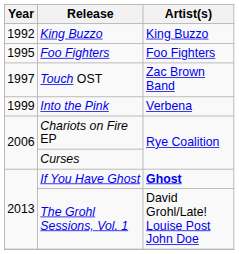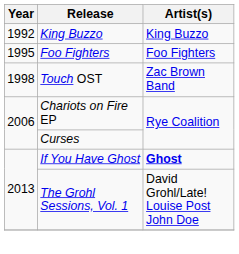(21, 79) 1997 -> (21, 79) 1998
- row: (75, 106)
